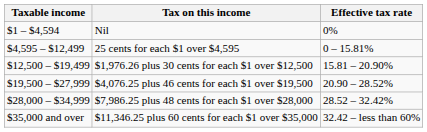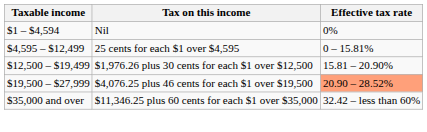(358, 83) no background -> (358, 83) lightsalmon background
- row: (204, 100)
